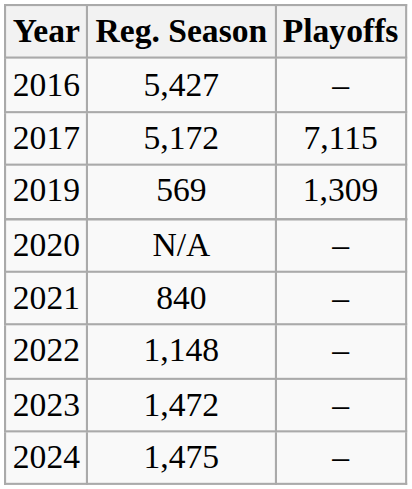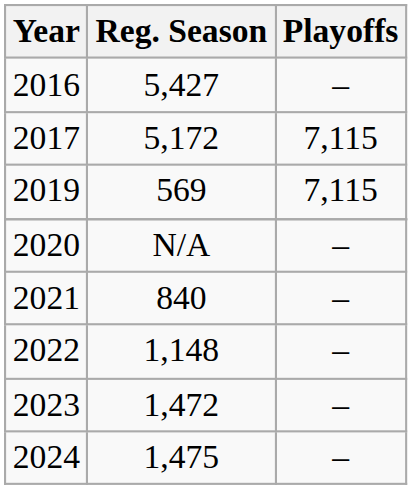(341, 191) 1,309 -> (341, 191) 7,115
